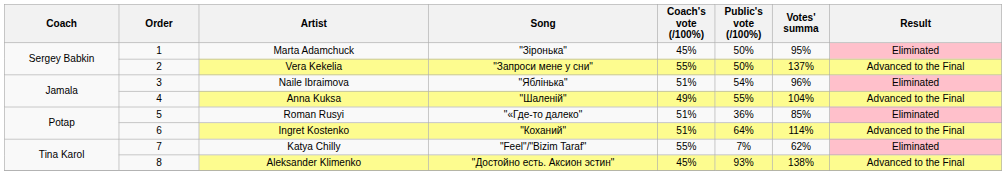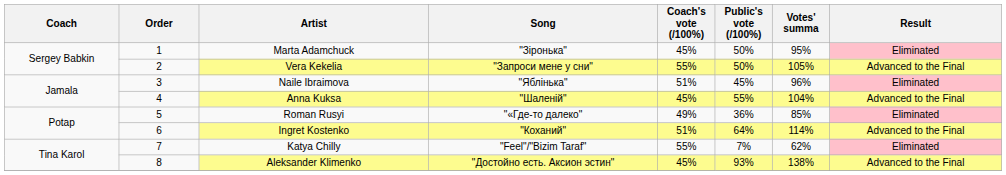(801, 67) 137% -> (801, 67) 105%
(744, 83) 54% -> (744, 83) 45%
(686, 99) 49% -> (686, 99) 45%
(686, 115) 51% -> (686, 115) 49%
